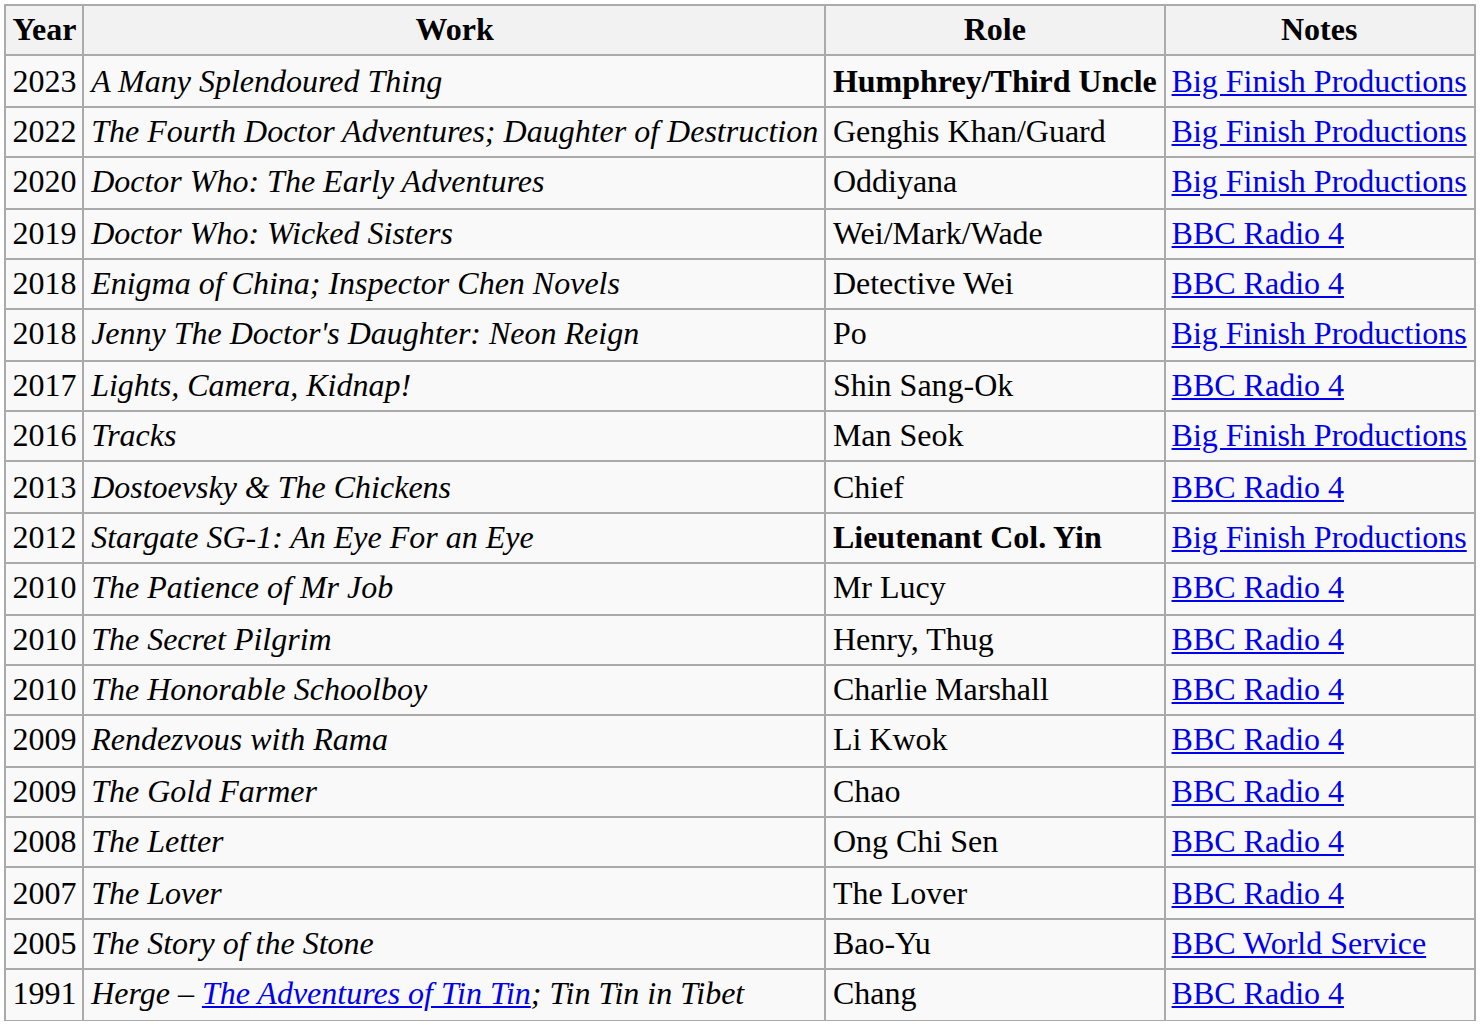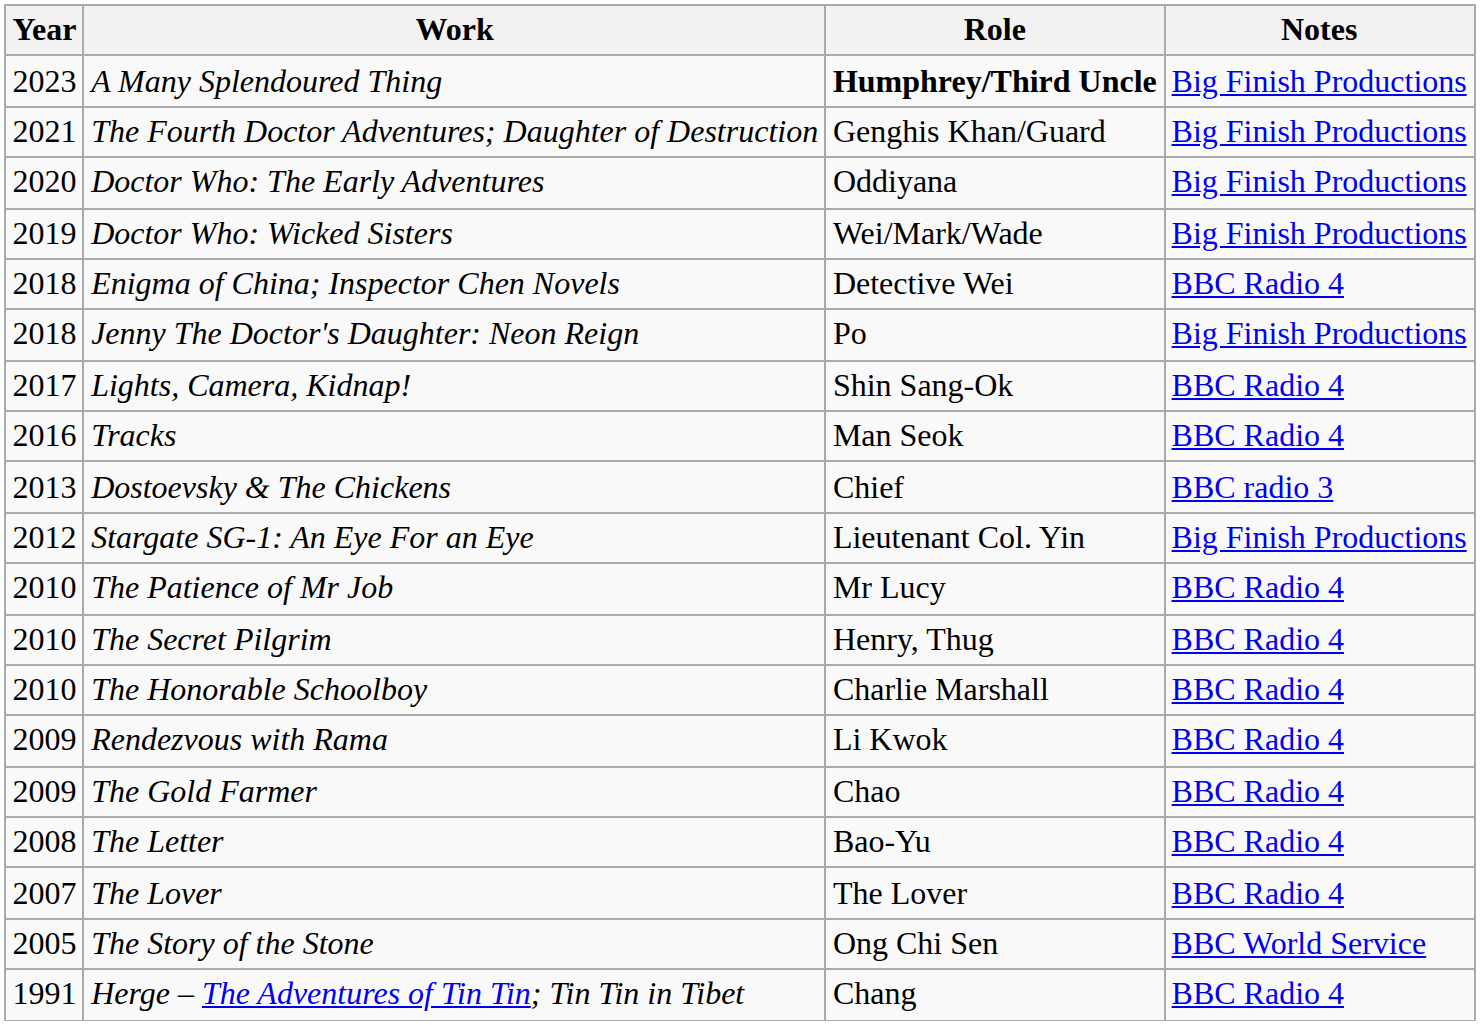(44, 131) 2022 -> (44, 131) 2021
(1258, 232) BBC Radio 4 -> (1319, 232) Big Finish Productions
(1319, 435) Big Finish Productions -> (1258, 435) BBC Radio 4
(1258, 486) BBC Radio 4 -> (1252, 486) BBC radio 3
(967, 537) bold -> (959, 537) normal
(916, 841) Ong Chi Sen -> (882, 841) Bao-Yu
(882, 943) Bao-Yu -> (916, 943) Ong Chi Sen
